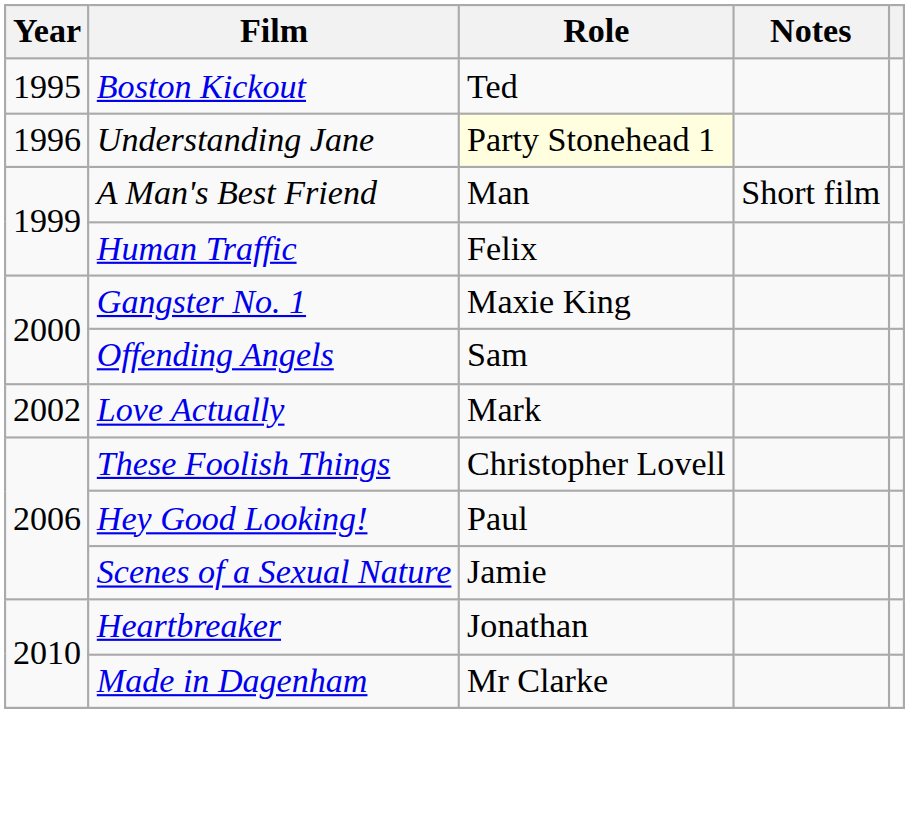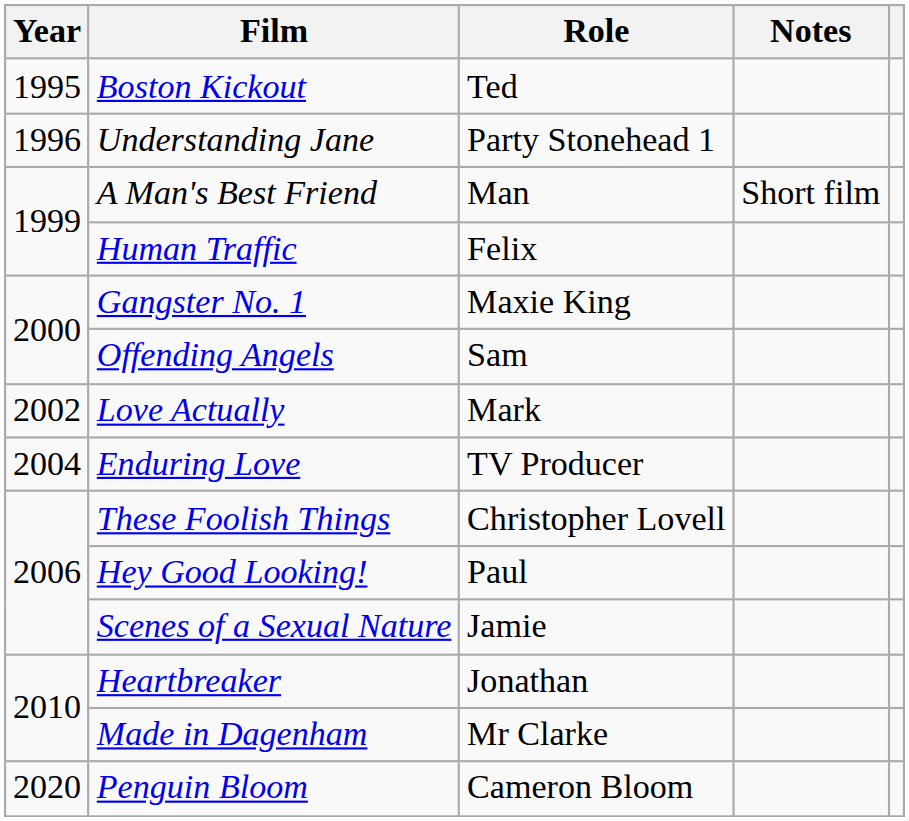(591, 139) lightyellow background -> (591, 139) no background
+ row: (199, 463)
+ row: (202, 788)
